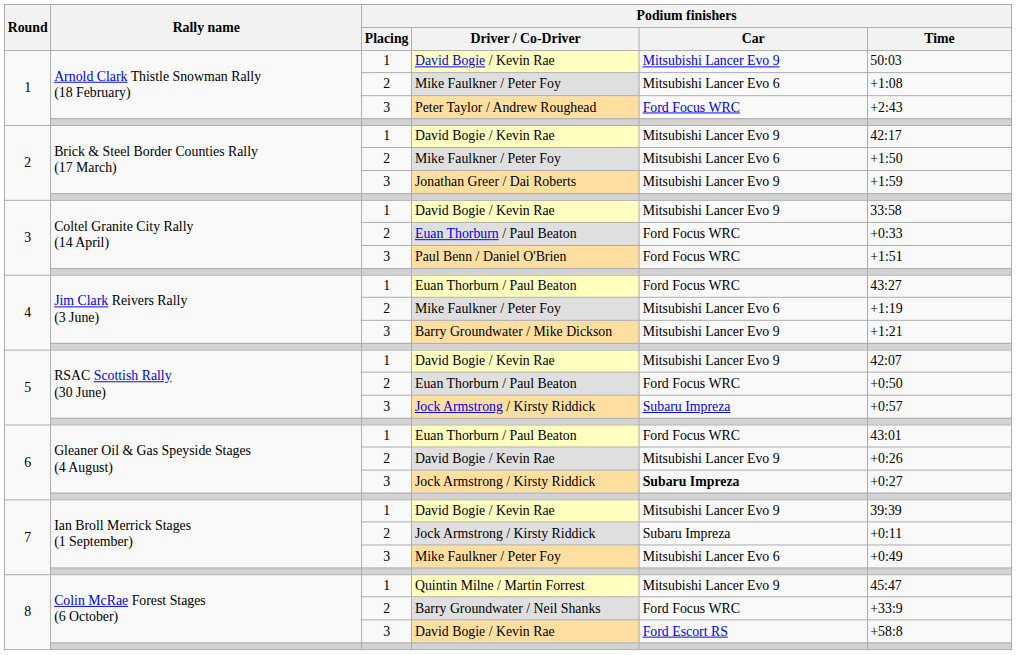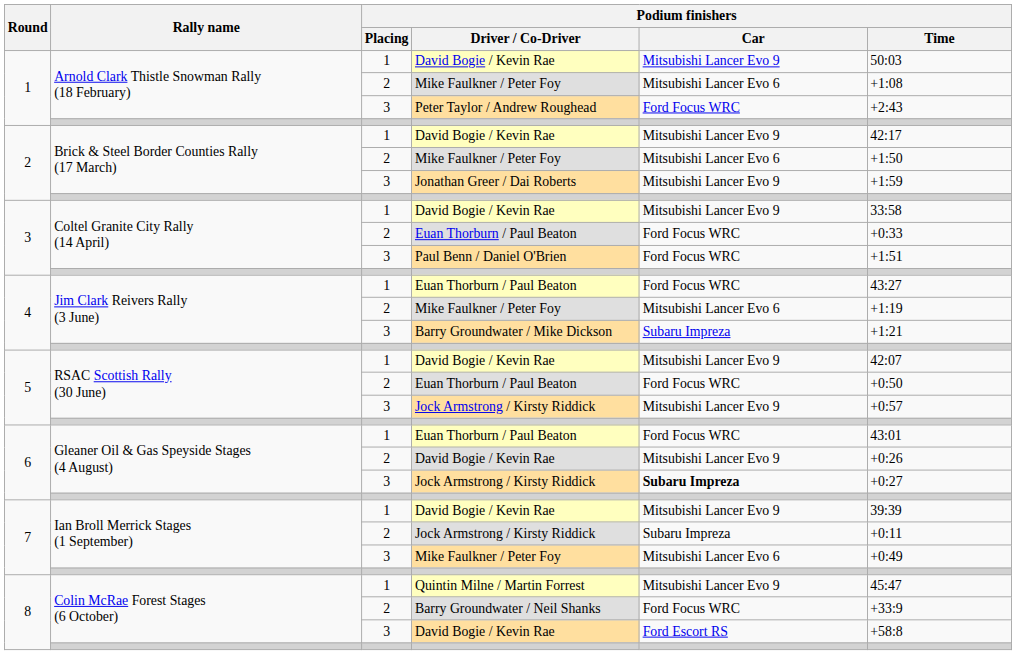(711, 332) Mitsubishi Lancer Evo 9 -> (687, 332) Subaru Impreza
(687, 407) Subaru Impreza -> (711, 407) Mitsubishi Lancer Evo 9
